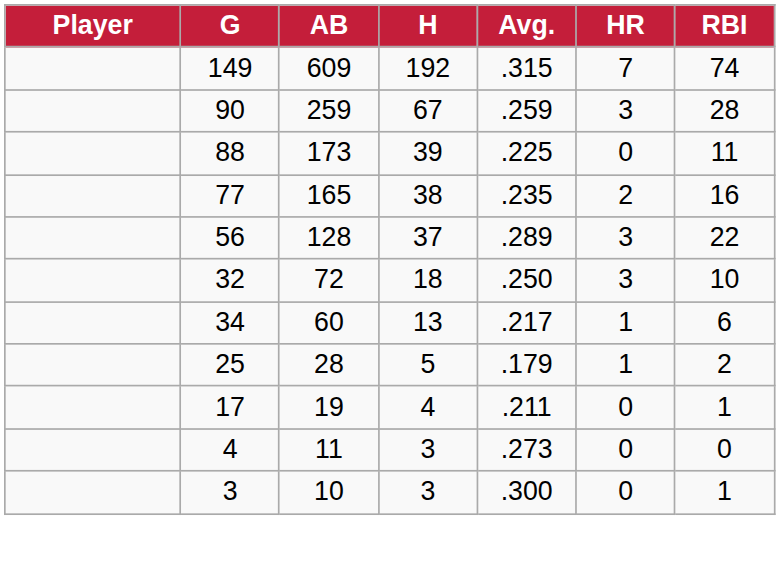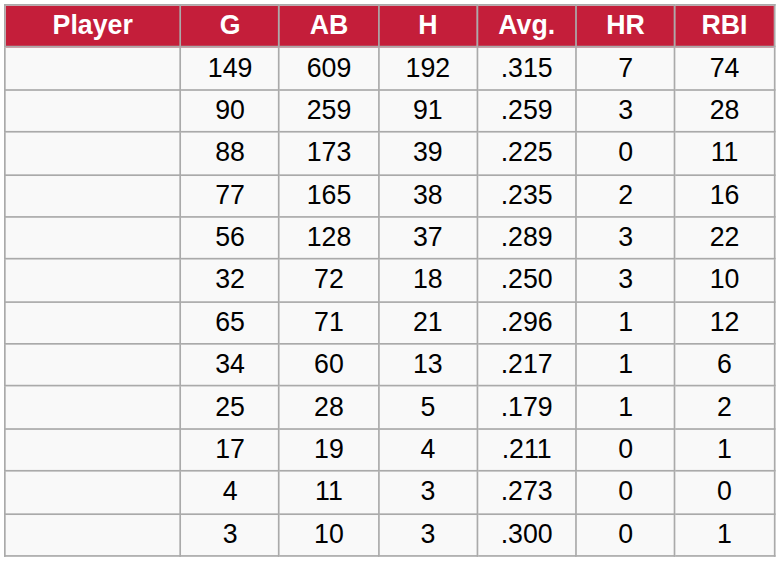(428, 110) 67 -> (428, 110) 91
+ row: (230, 322)
